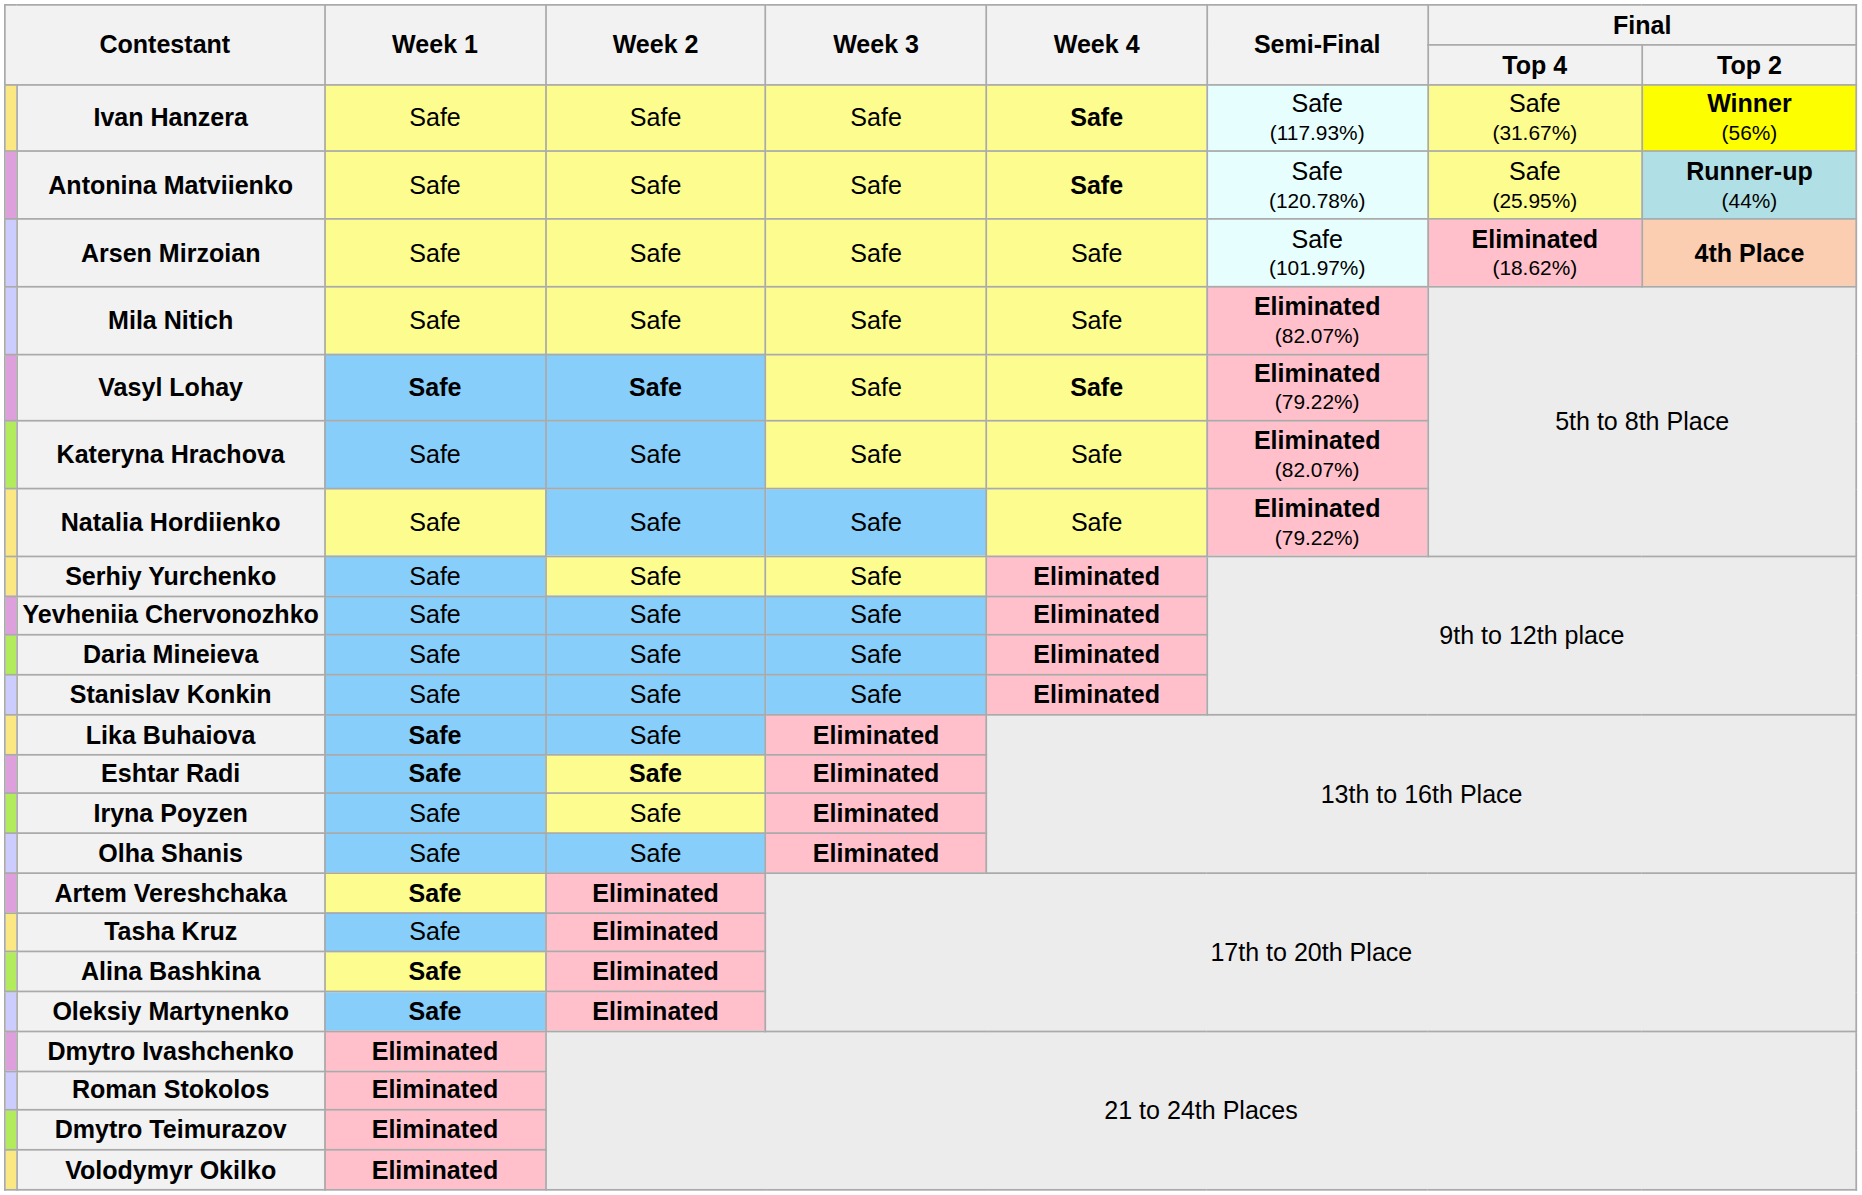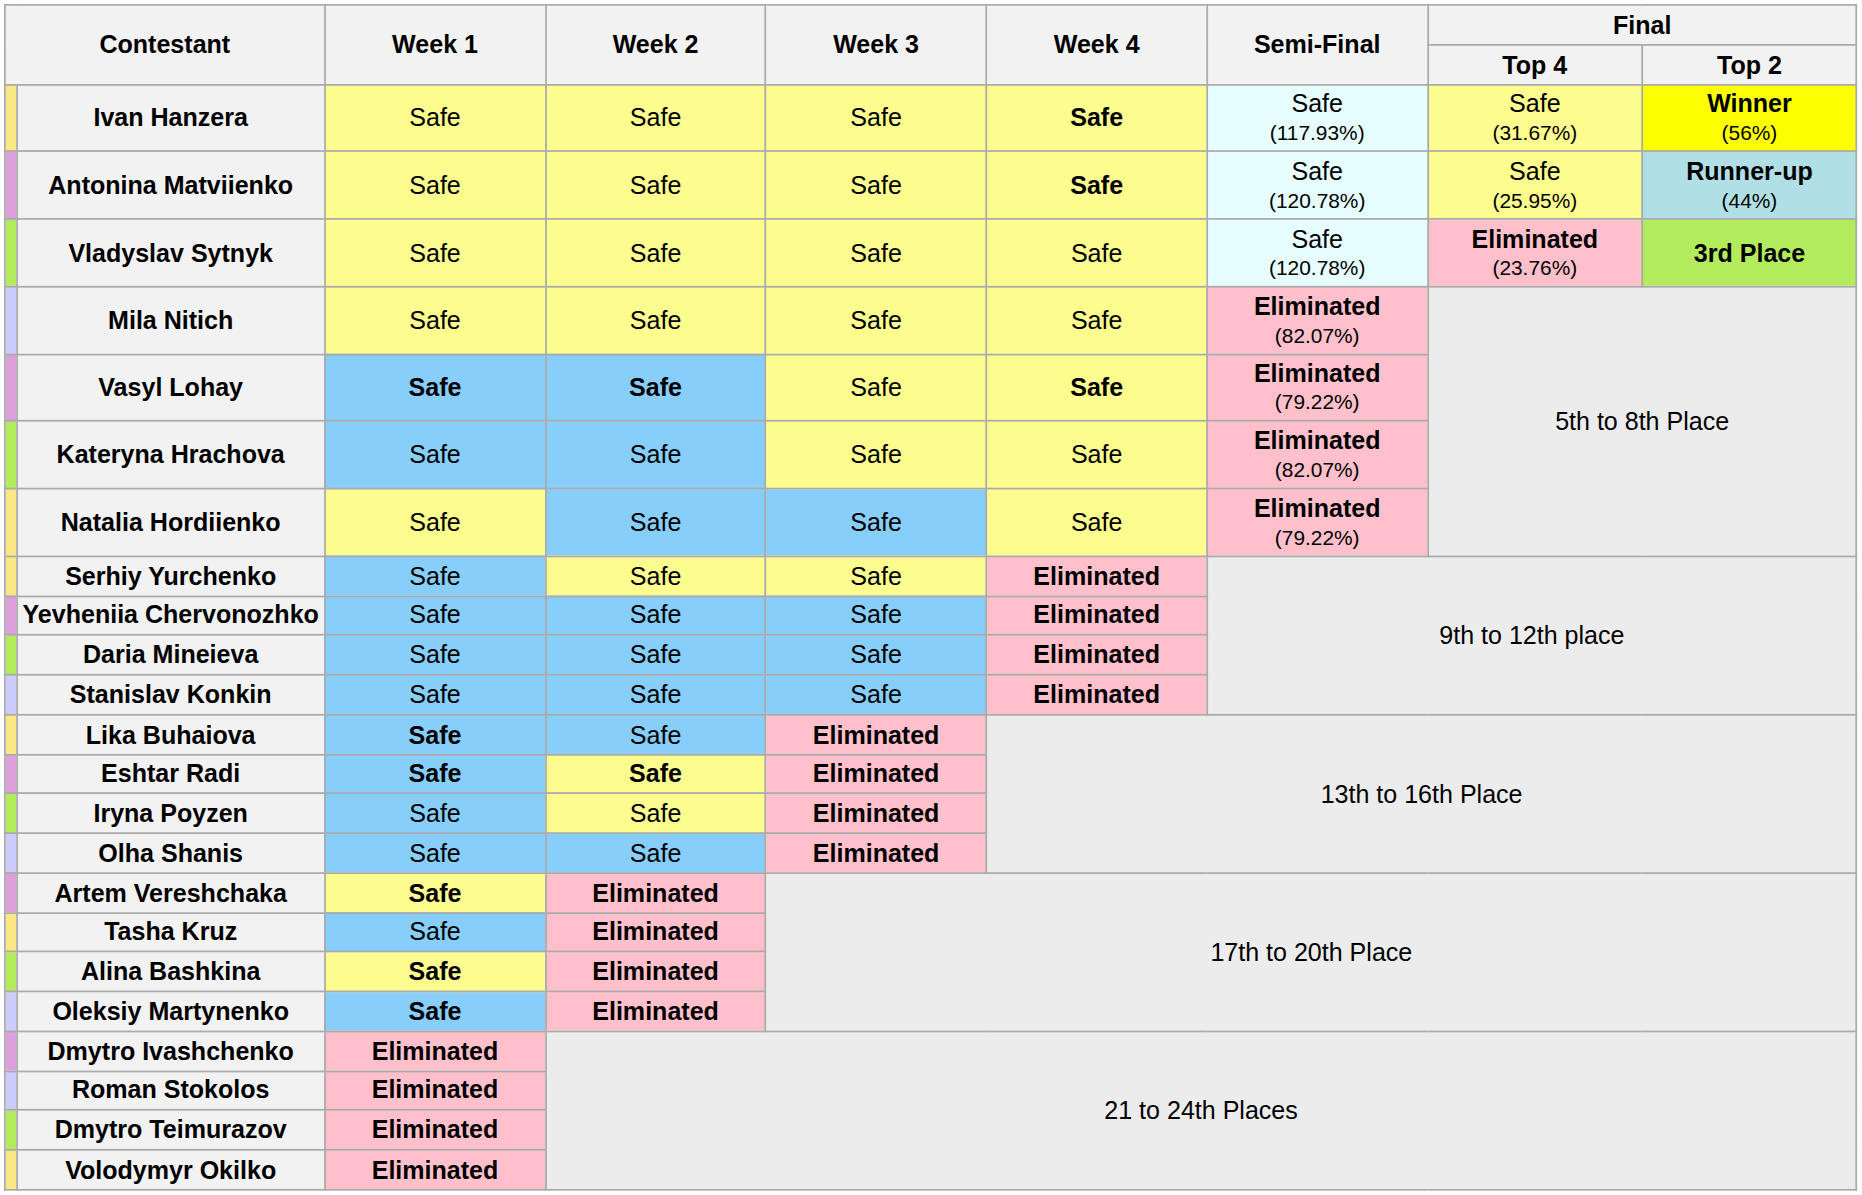+ row: (171, 253)
- row: (171, 253)
